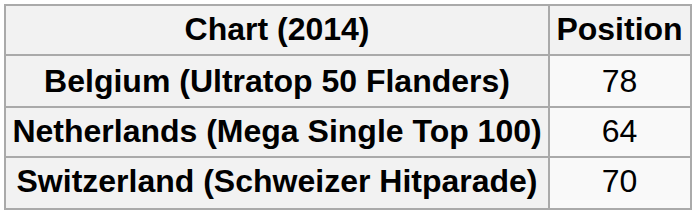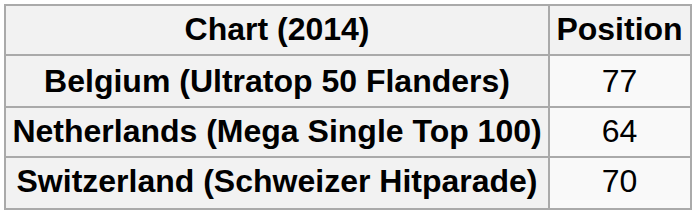(620, 80) 78 -> (620, 80) 77
